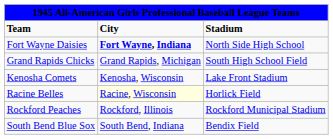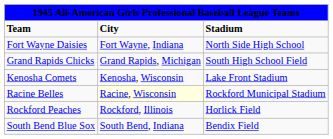(145, 45) bold -> (142, 45) normal
(233, 93) Horlick Field -> (266, 93) Rockford Municipal Stadium
(266, 110) Rockford Municipal Stadium -> (233, 110) Horlick Field
